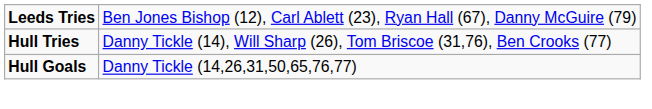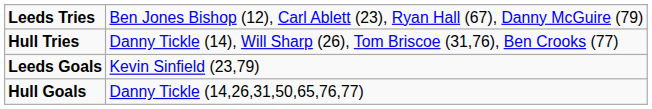+ row: (55, 66)
